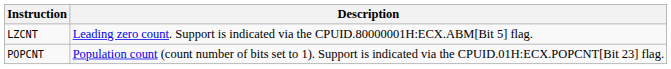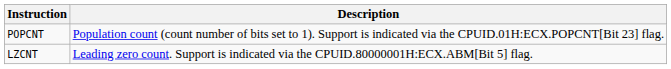rows swapped: (26, 54) <-> (23, 34)
